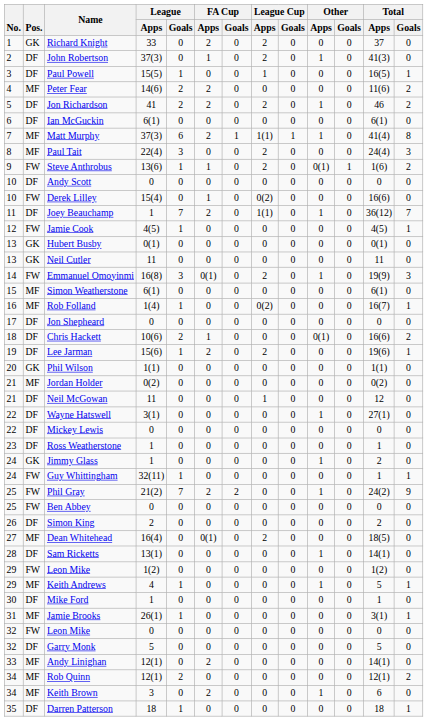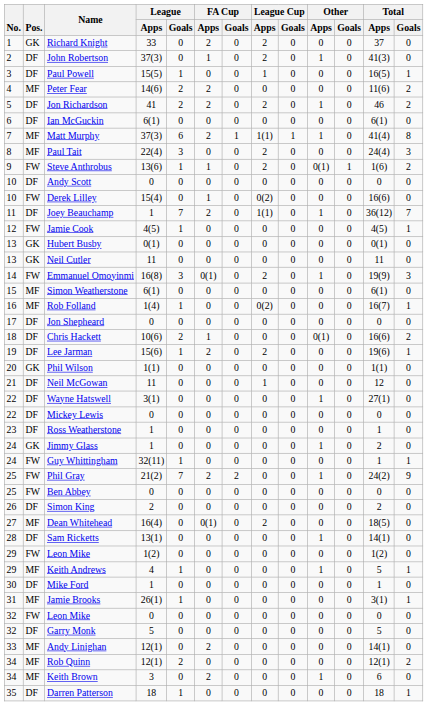- row: (11, 383)
